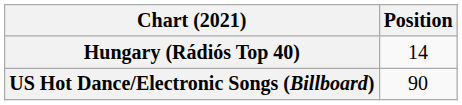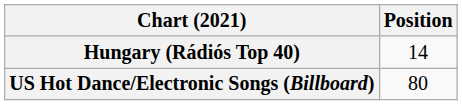(418, 83) 90 -> (418, 83) 80
